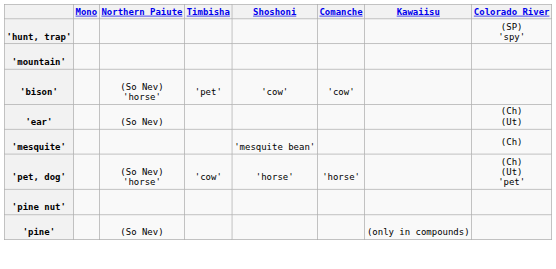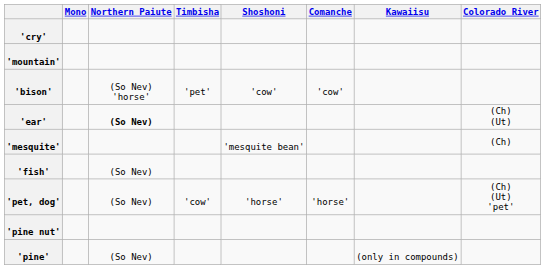- row: (39, 37)
+ row: (33, 37)
(142, 122) normal -> (131, 122) bold
+ row: (33, 172)
(142, 177) (So Nev) 'horse' -> (131, 202) (So Nev)
